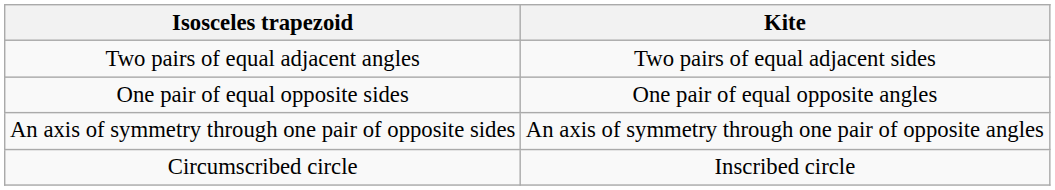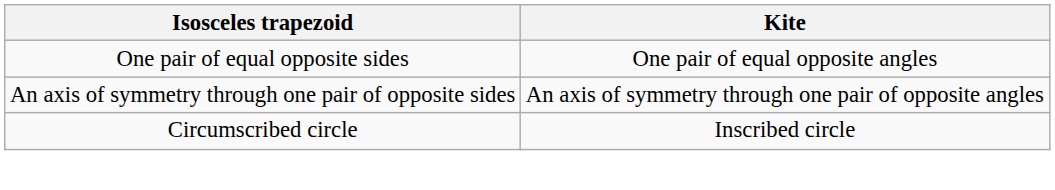- row: (263, 58)
